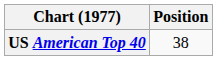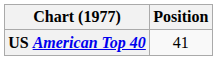(181, 42) 38 -> (181, 42) 41
